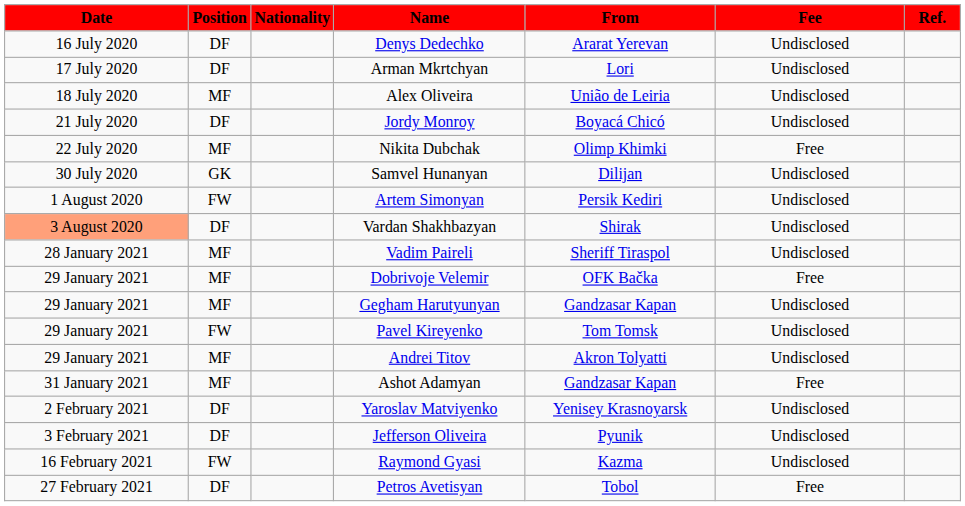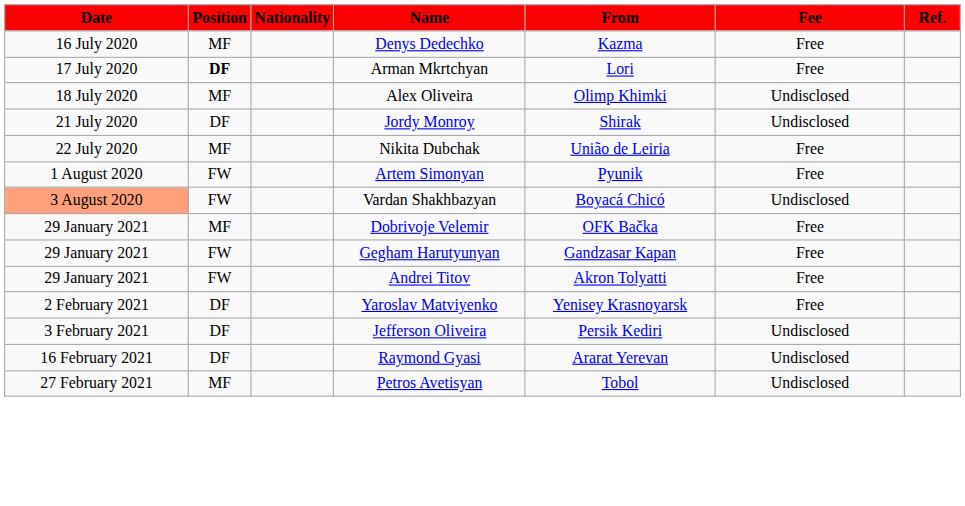(220, 44) DF -> (220, 44) MF
(620, 44) Ararat Yerevan -> (620, 44) Kazma
(810, 44) Undisclosed -> (810, 44) Free
(220, 70) normal -> (220, 70) bold
(810, 70) Undisclosed -> (810, 70) Free
(620, 96) União de Leiria -> (620, 96) Olimp Khimki
(620, 122) Boyacá Chicó -> (620, 122) Shirak
(620, 148) Olimp Khimki -> (620, 148) União de Leiria
- row: (429, 174)
(620, 200) Persik Kediri -> (620, 174) Pyunik
(810, 200) Undisclosed -> (810, 174) Free
(220, 226) DF -> (220, 200) FW
(620, 226) Shirak -> (620, 200) Boyacá Chicó
- row: (430, 253)
(220, 305) MF -> (220, 253) FW
(810, 305) Undisclosed -> (810, 253) Free
- row: (429, 331)
(220, 357) MF -> (220, 279) FW
(810, 357) Undisclosed -> (810, 279) Free
- row: (430, 383)
(810, 409) Undisclosed -> (810, 305) Free
(620, 435) Pyunik -> (620, 331) Persik Kediri
(220, 462) FW -> (220, 357) DF
(620, 462) Kazma -> (620, 357) Ararat Yerevan
(220, 488) DF -> (220, 383) MF
(810, 488) Free -> (810, 383) Undisclosed
